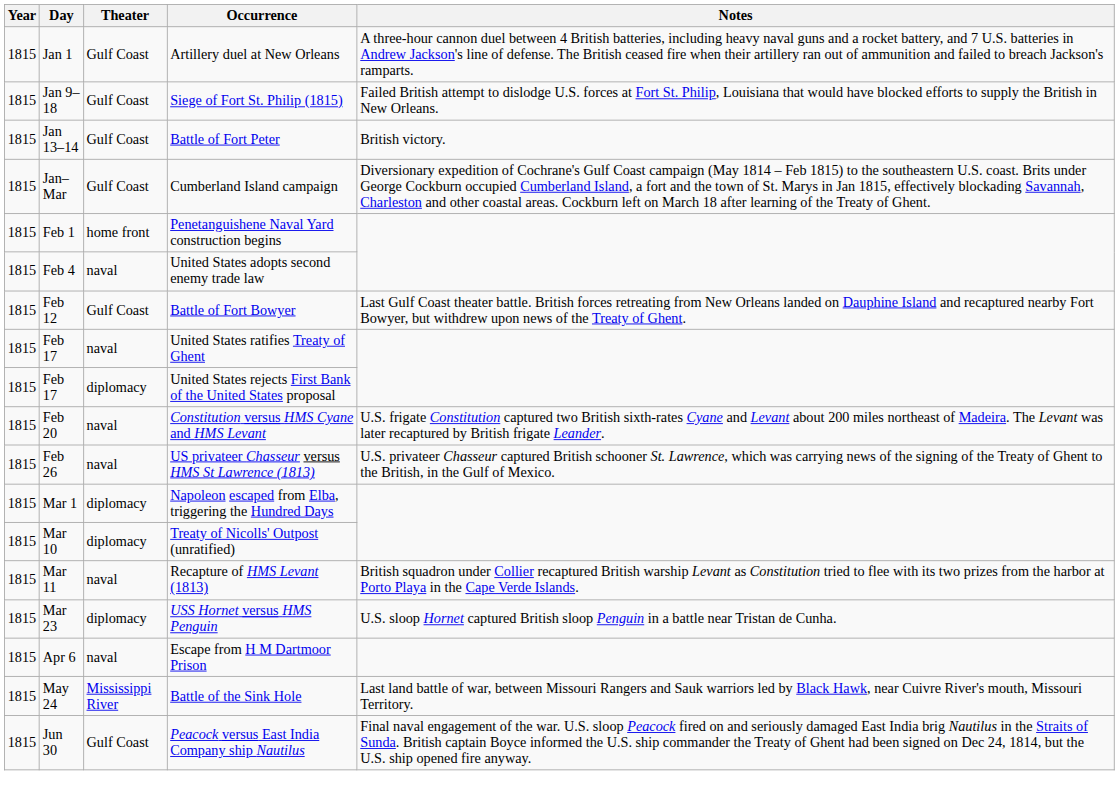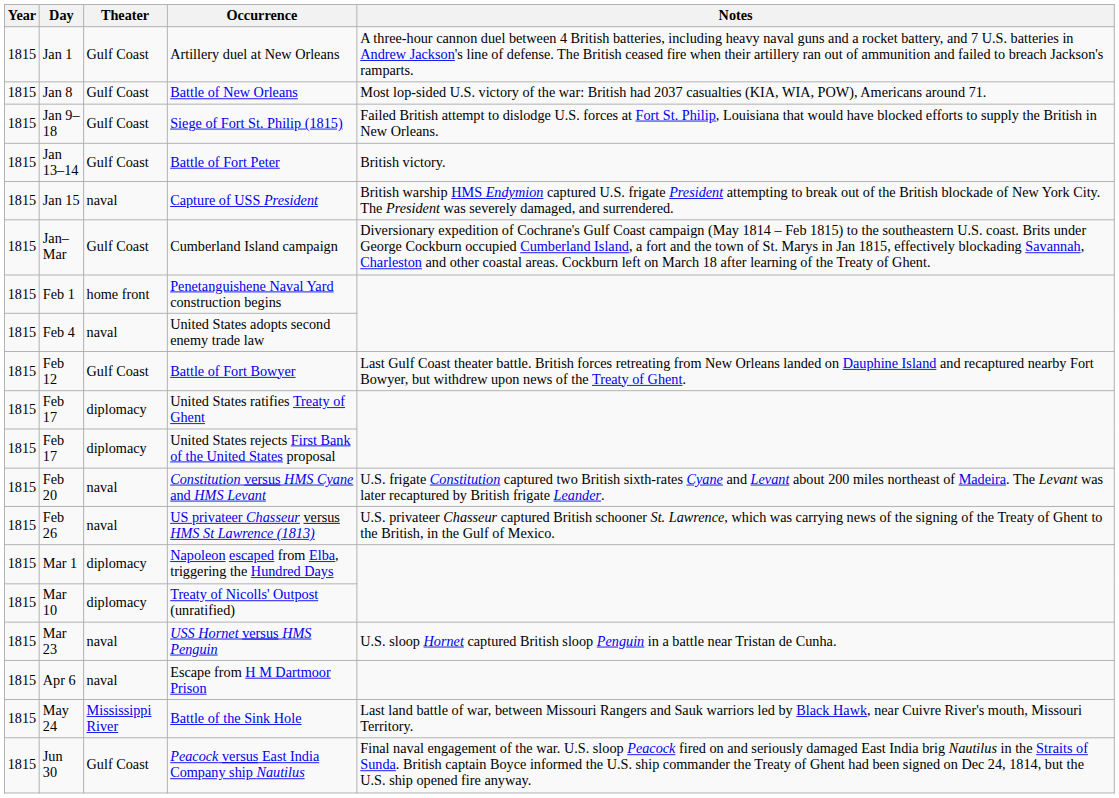+ row: (234, 92)
+ row: (244, 200)
(102, 348) naval -> (117, 409) diplomacy
- row: (244, 580)
(117, 618) diplomacy -> (102, 641) naval
